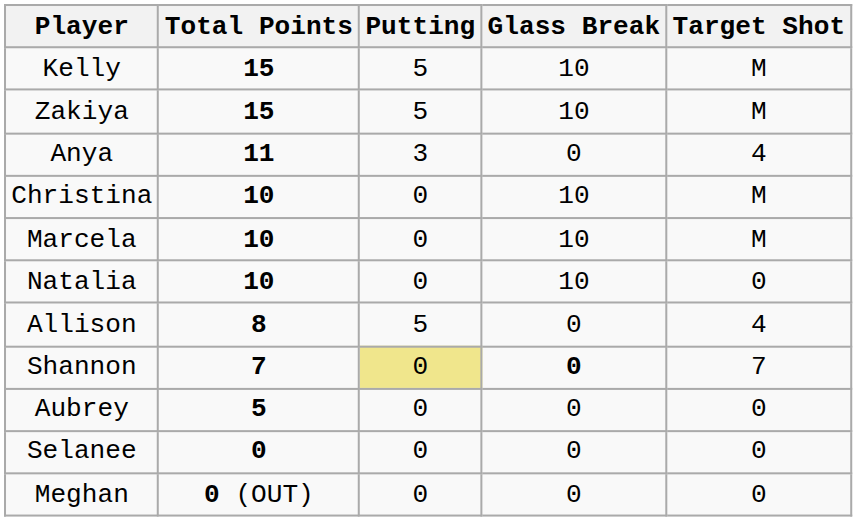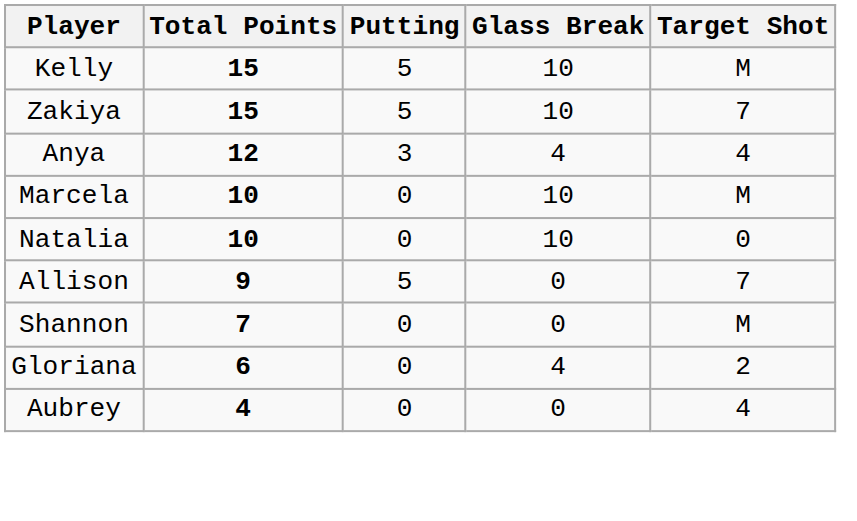(759, 111) M -> (743, 111) 7
(259, 154) 11 -> (243, 154) 12
(574, 154) 0 -> (558, 154) 4
- row: (82, 197)
(259, 324) 8 -> (243, 282) 9
(759, 324) 4 -> (743, 282) 7
(420, 367) khaki background -> (405, 324) no background
(574, 367) bold -> (558, 324) normal
(759, 367) 7 -> (743, 324) M
+ row: (74, 367)
(259, 410) 5 -> (243, 410) 4
(759, 410) 0 -> (743, 410) 4
- row: (82, 452)
- row: (82, 495)
